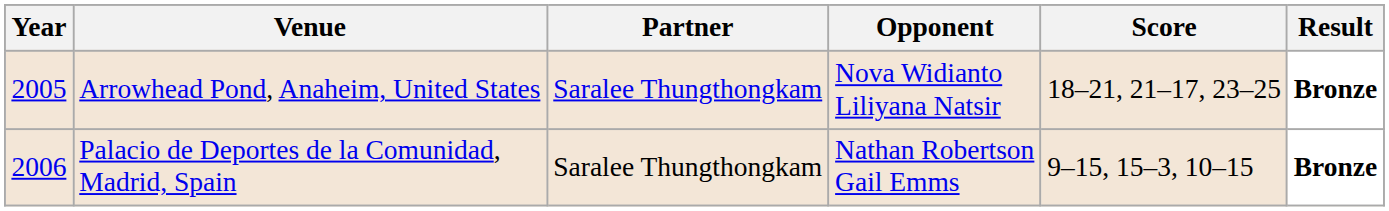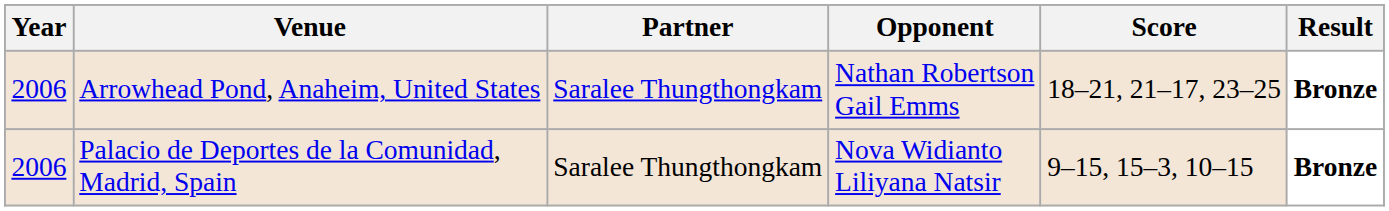(39, 89) 2005 -> (39, 89) 2006
(919, 89) Nova Widianto Liliyana Natsir -> (935, 89) Nathan Robertson Gail Emms
(935, 167) Nathan Robertson Gail Emms -> (919, 167) Nova Widianto Liliyana Natsir
